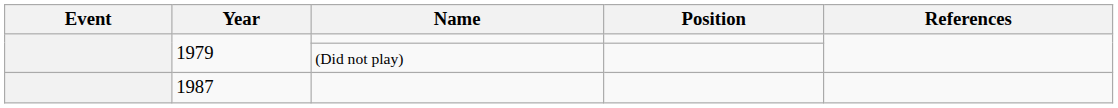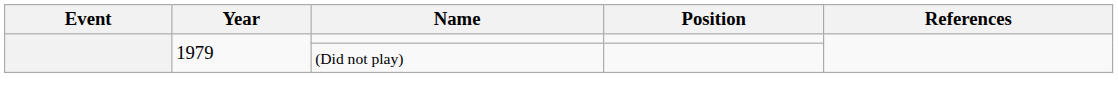- row: (195, 87)
